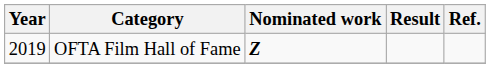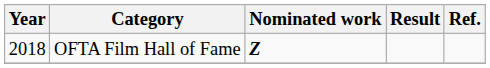(27, 48) 2019 -> (27, 48) 2018
